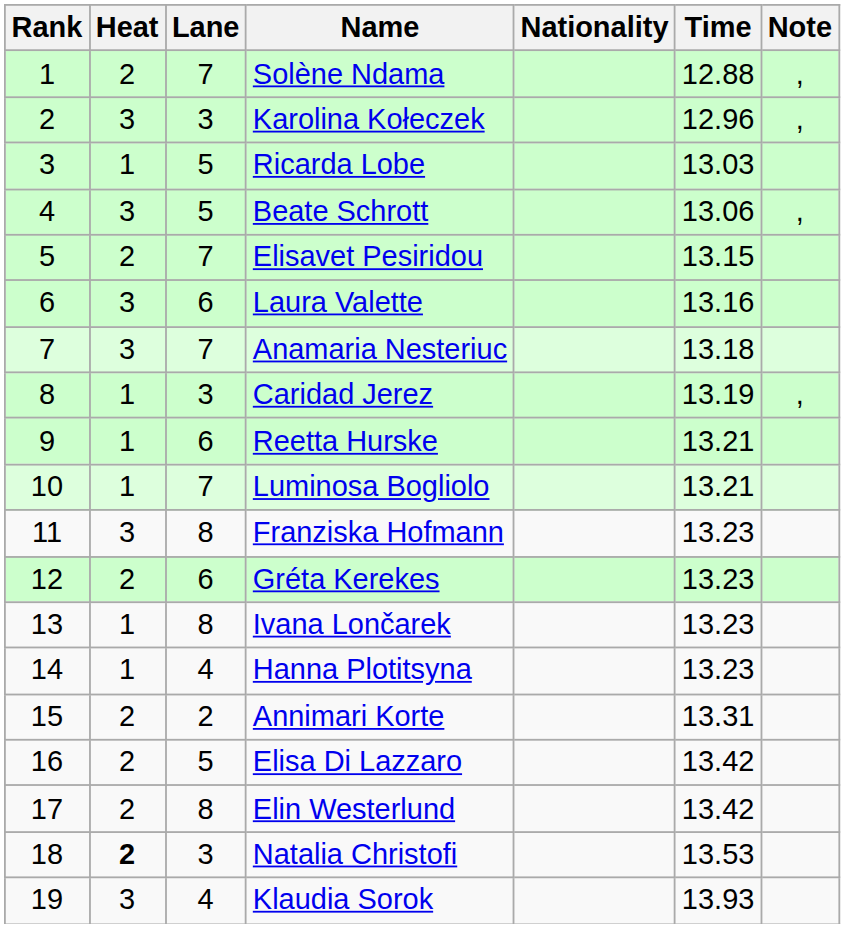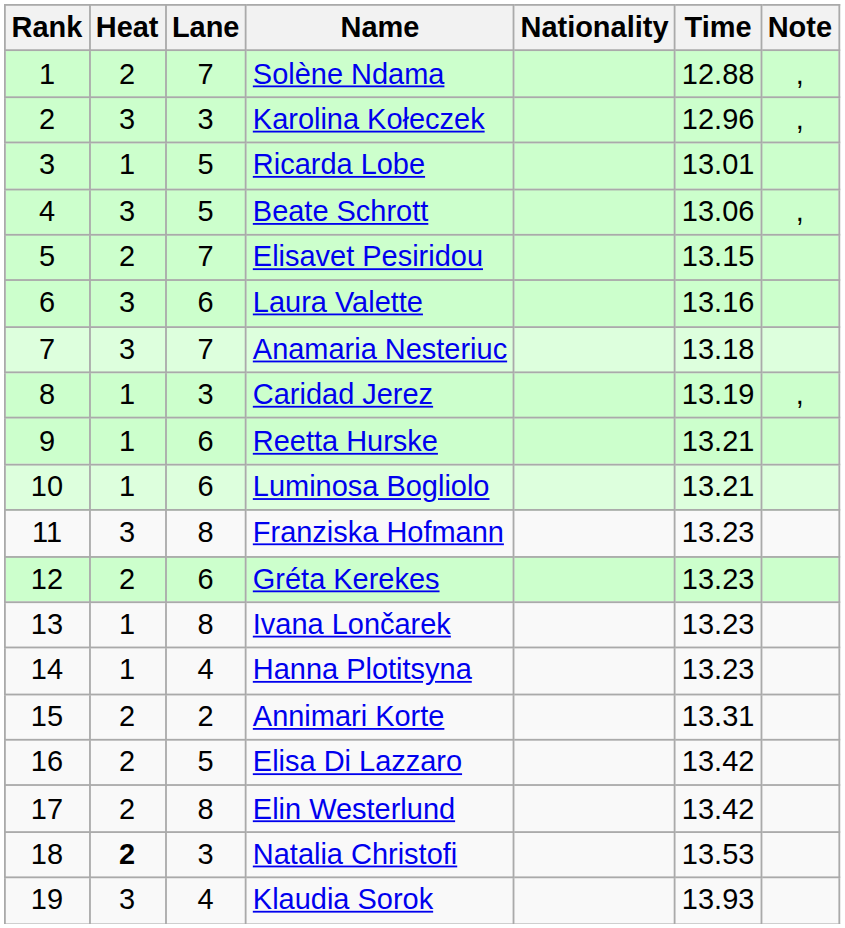(718, 165) 13.03 -> (718, 165) 13.01
(206, 486) 7 -> (206, 486) 6
